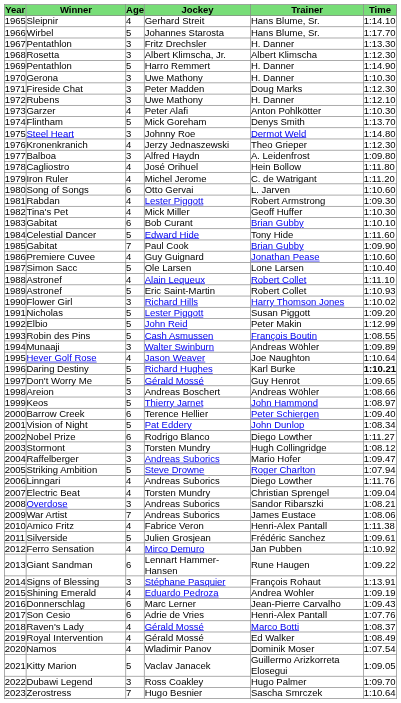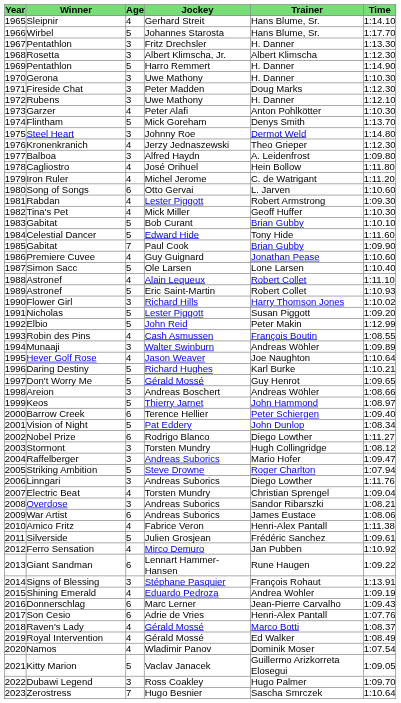(129, 223) 6 -> (129, 223) 5
(129, 335) 5 -> (129, 335) 4
(380, 369) bold -> (380, 369) normal
(129, 481) 4 -> (129, 481) 3
(129, 515) 7 -> (129, 515) 6
